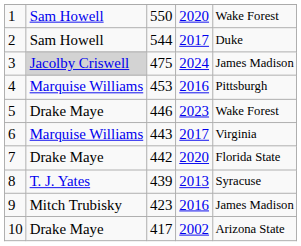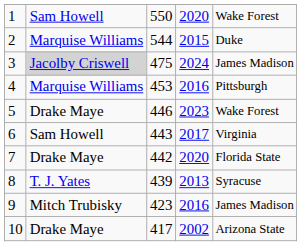(67, 39) Sam Howell -> (86, 39) Marquise Williams
(194, 39) 2017 -> (194, 39) 2015
(86, 134) Marquise Williams -> (67, 134) Sam Howell
